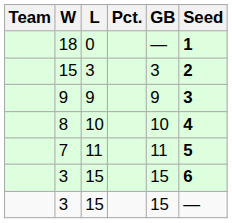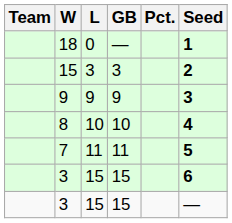columns swapped: (127, 17) <-> (163, 17)
